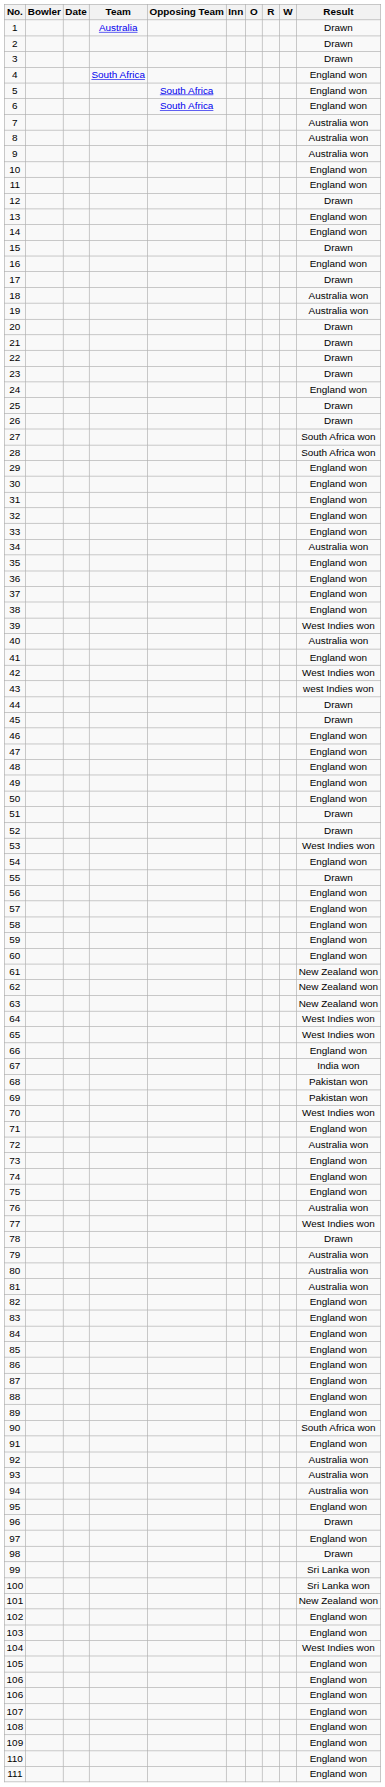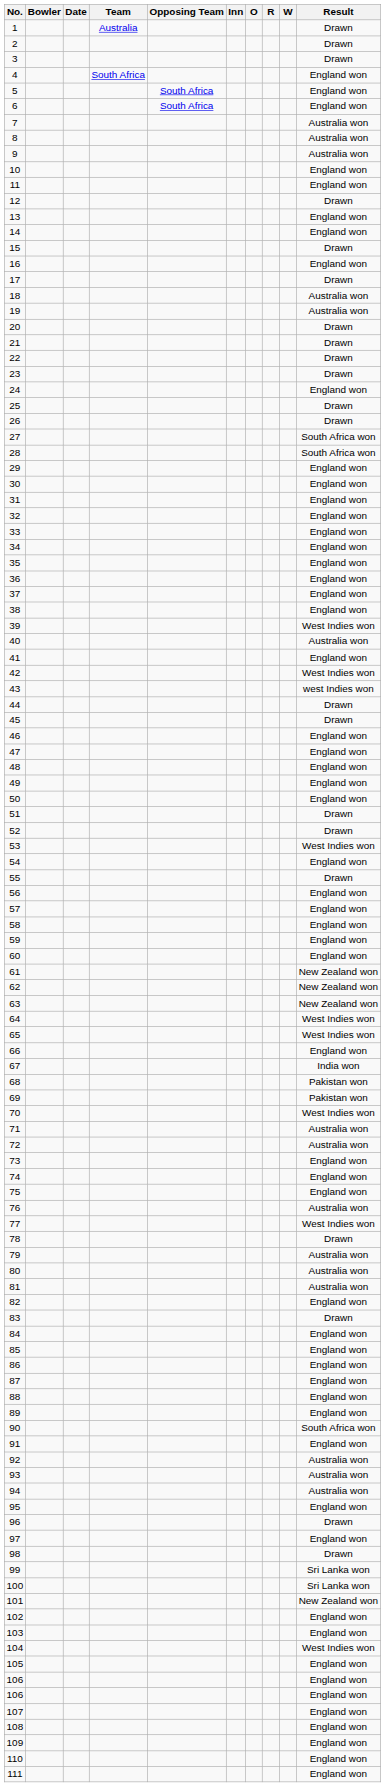(338, 547) Australia won -> (338, 547) England won
(338, 1129) England won -> (338, 1129) Australia won
(338, 1318) England won -> (338, 1318) Drawn
